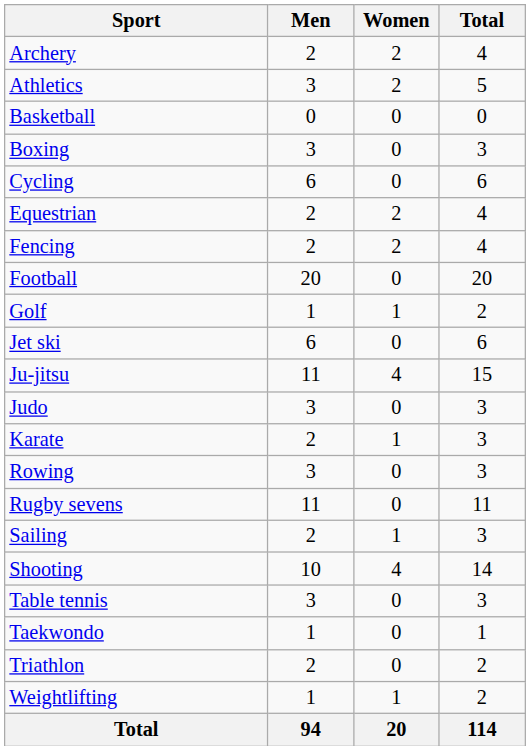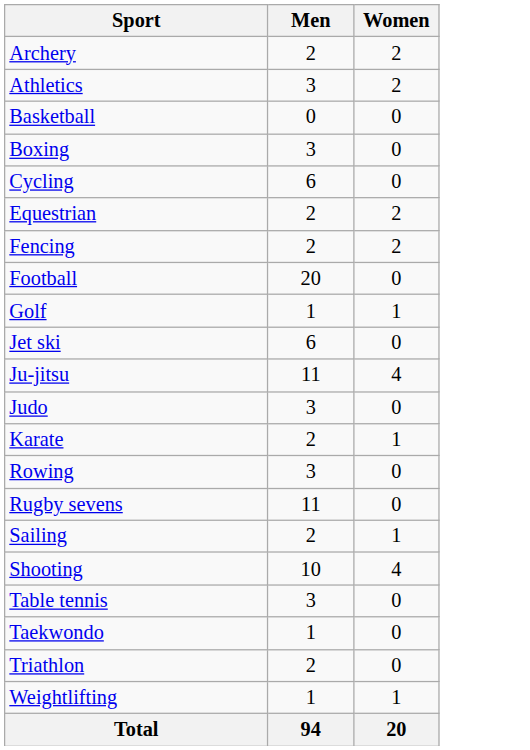- column: (482, 20)
